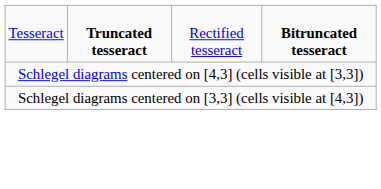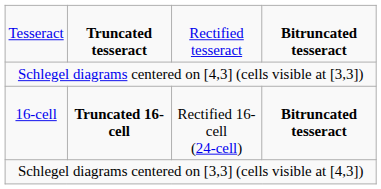+ row: (36, 114)
